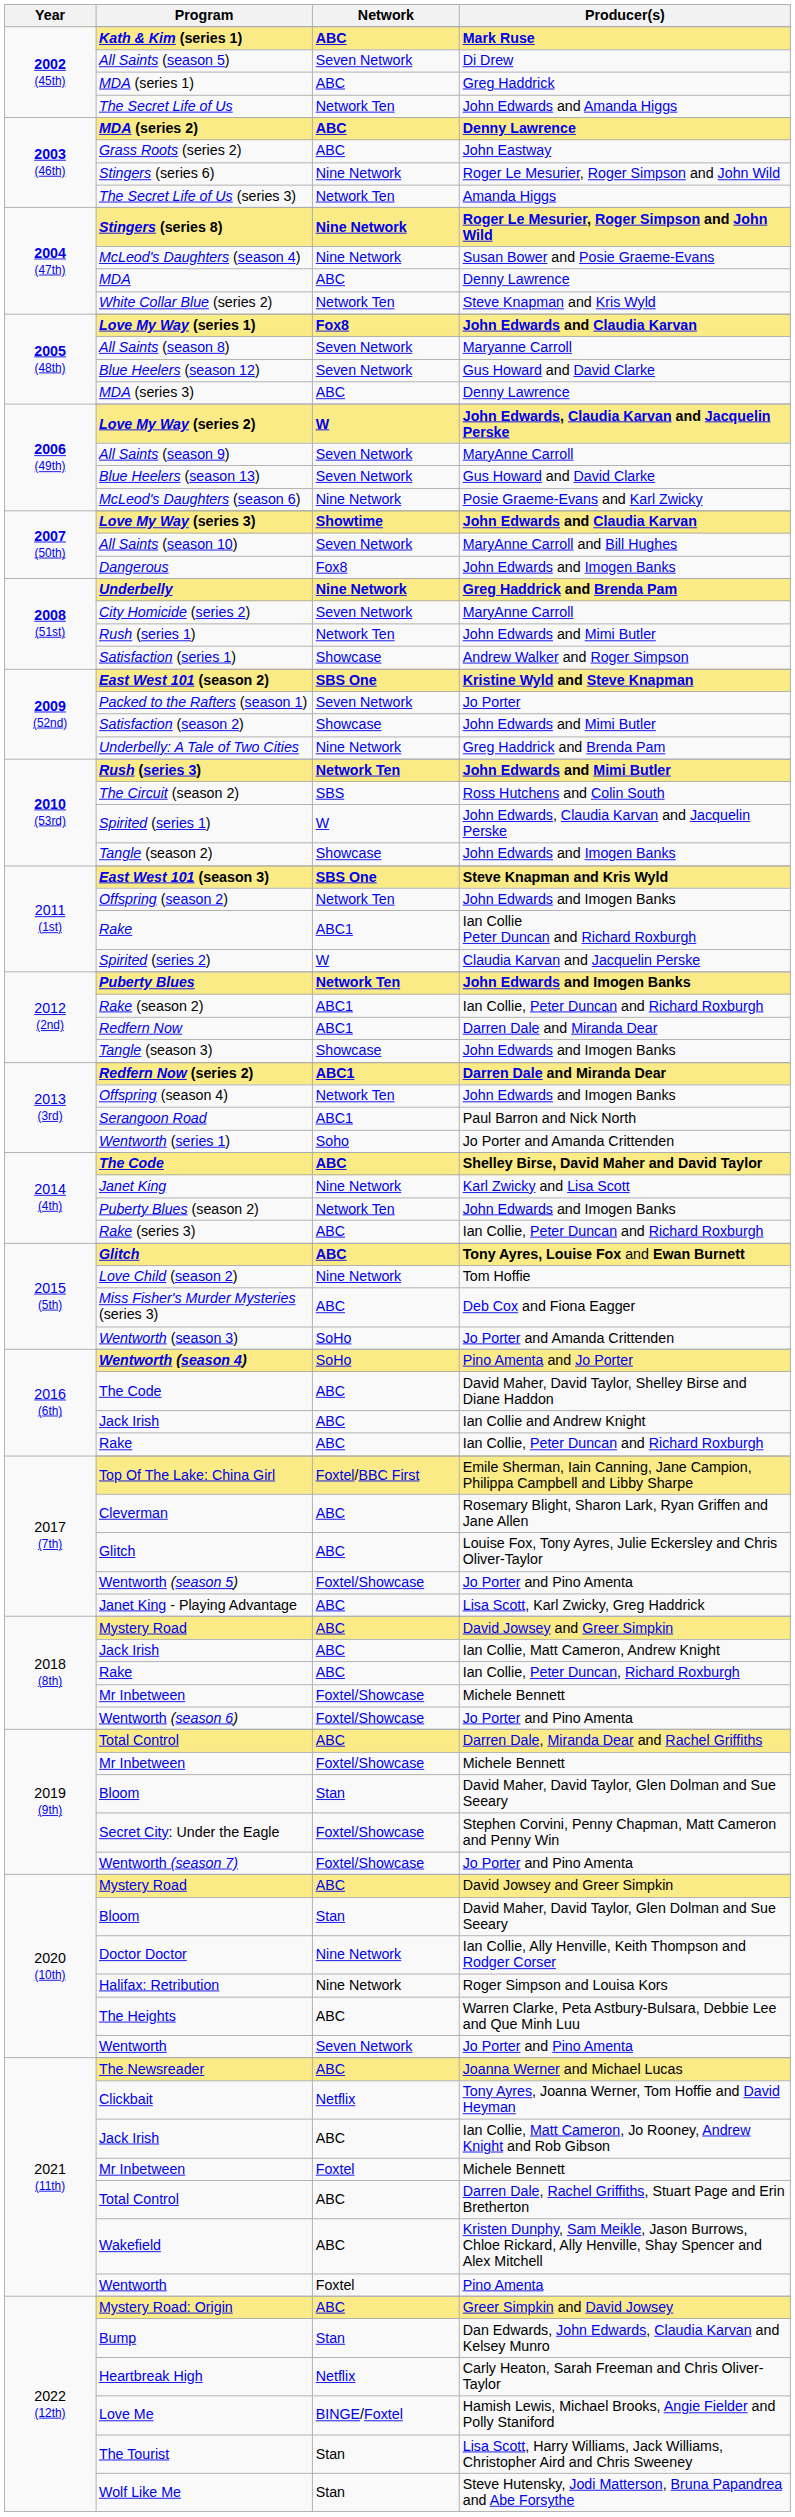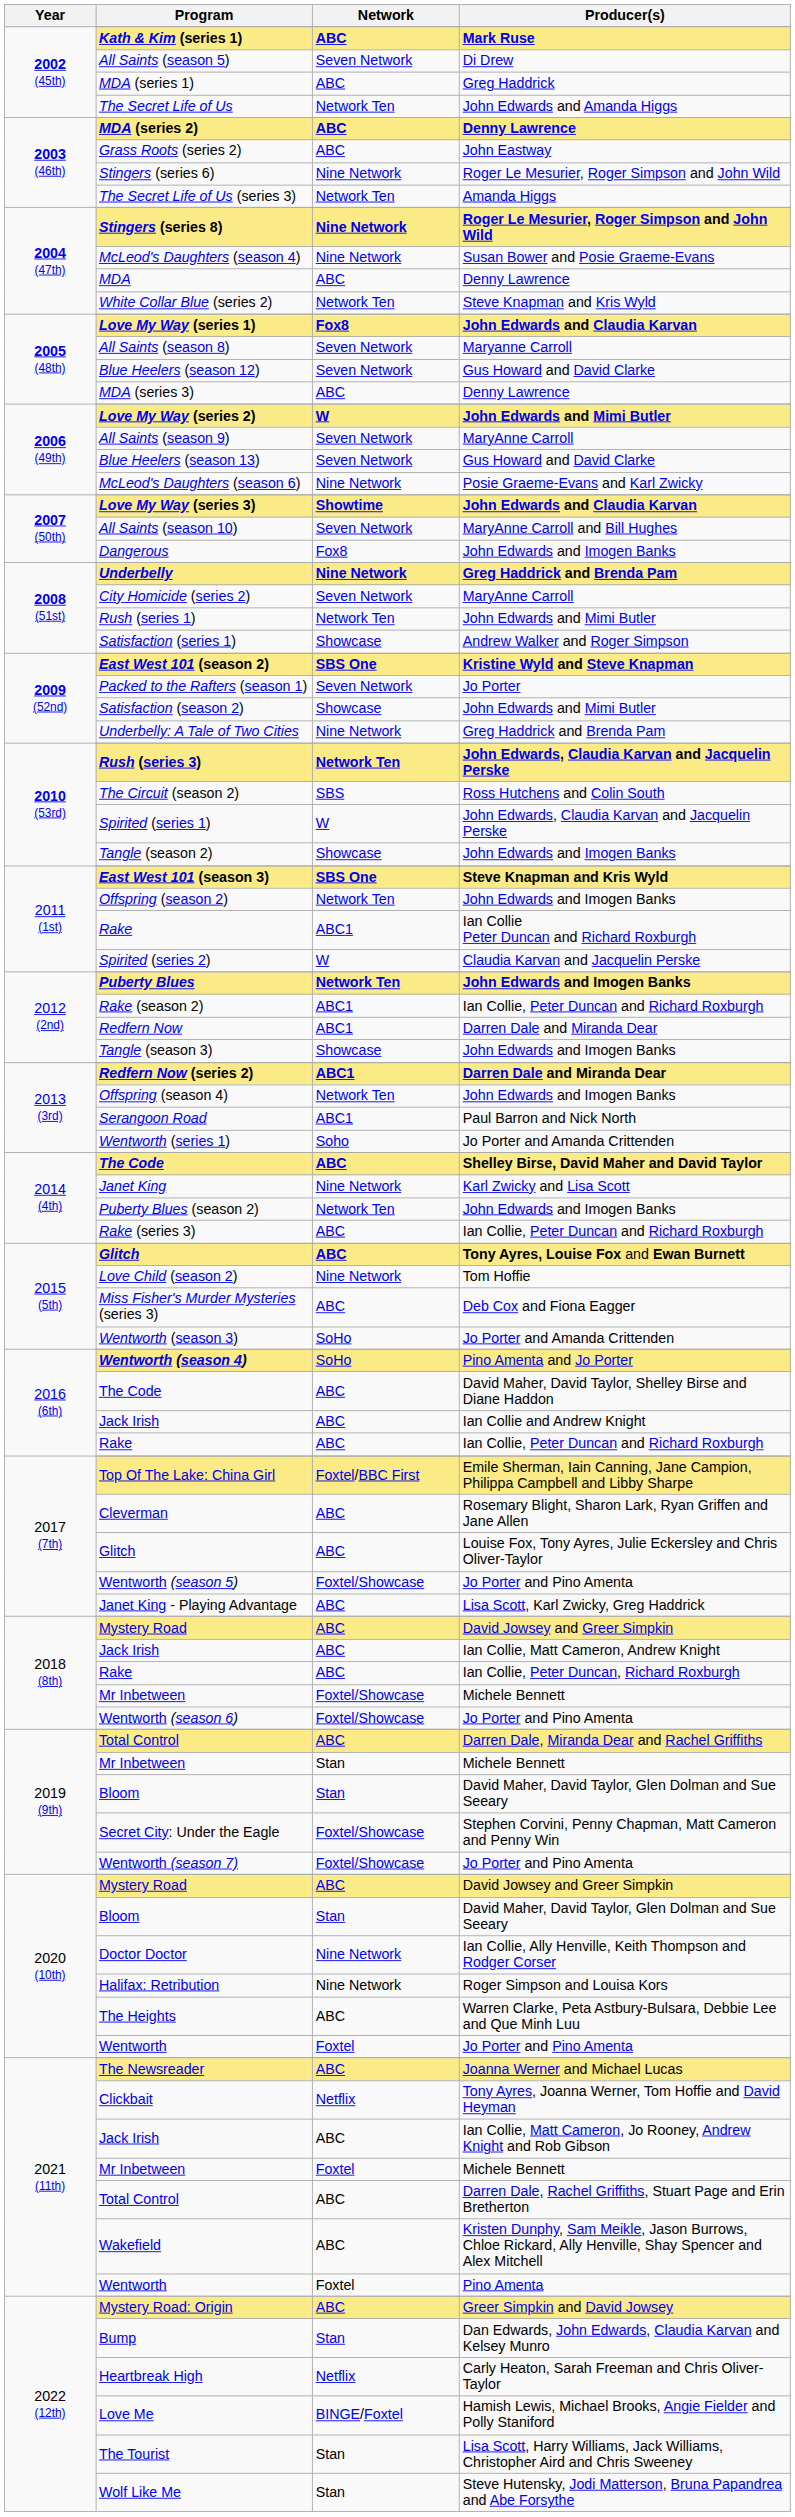(617, 423) John Edwards, Claudia Karvan and Jacquelin Perske -> (567, 415) John Edwards and Mimi Butler
(567, 770) John Edwards and Mimi Butler -> (617, 762) John Edwards, Claudia Karvan and Jacquelin Perske
(370, 1763) Foxtel/Showcase -> (330, 1763) Stan
(364, 2046) Seven Network -> (335, 2046) Foxtel
